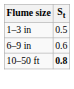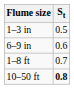+ row: (18, 61)
